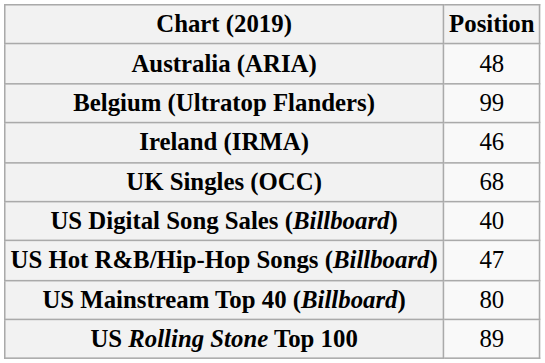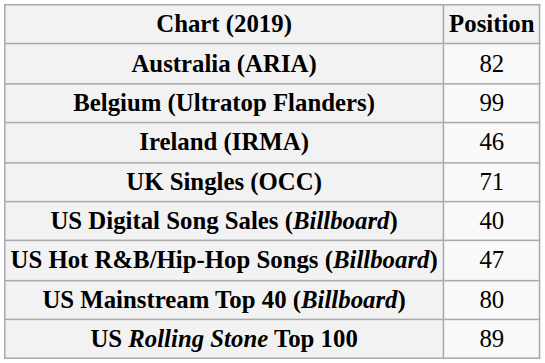(492, 63) 48 -> (492, 63) 82
(492, 181) 68 -> (492, 181) 71
